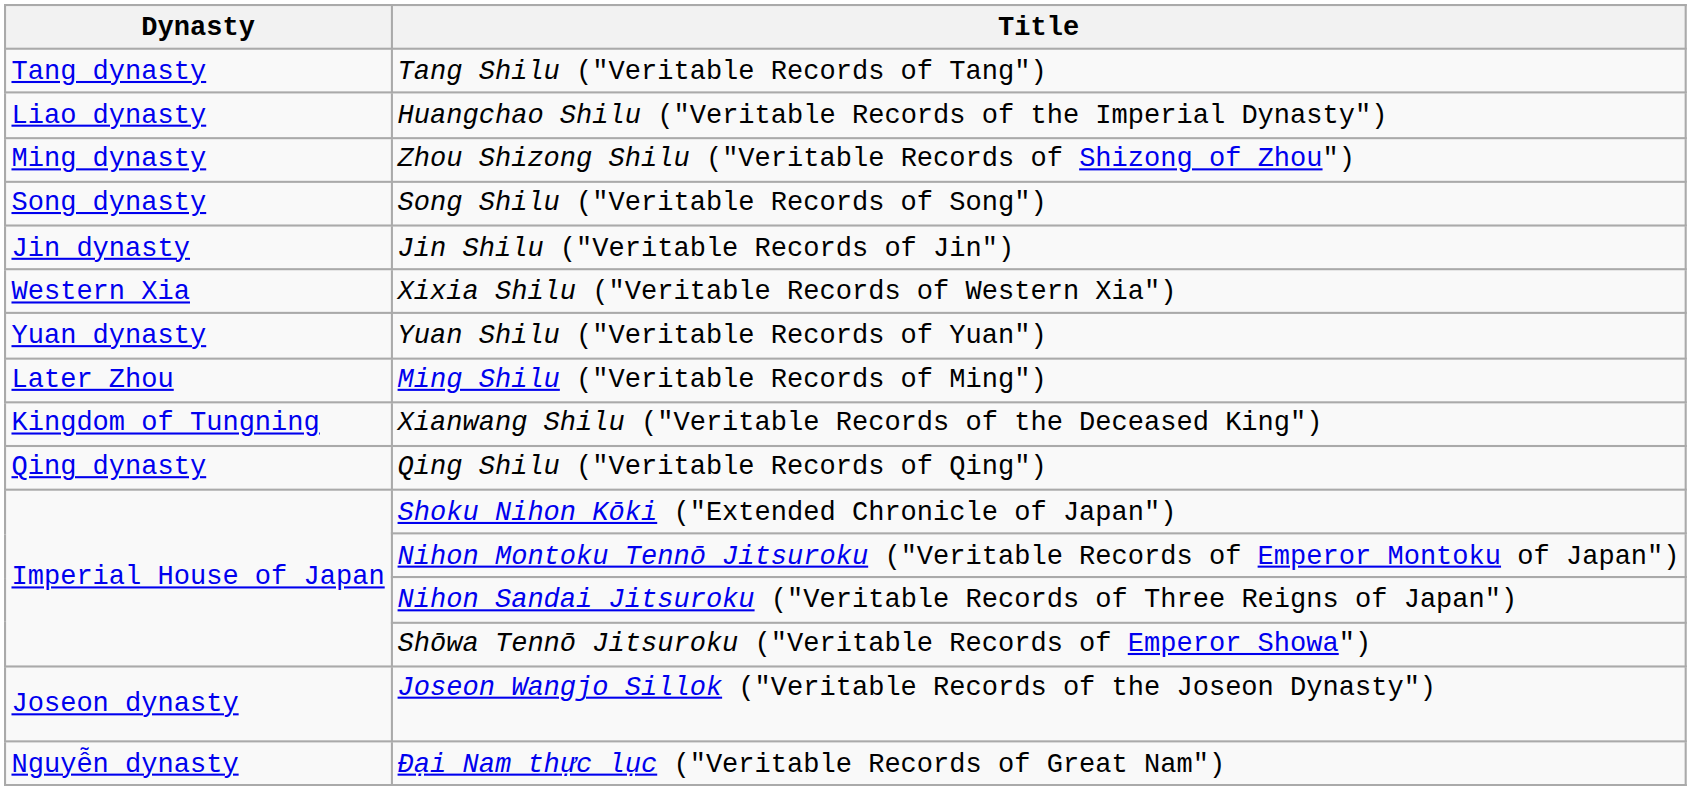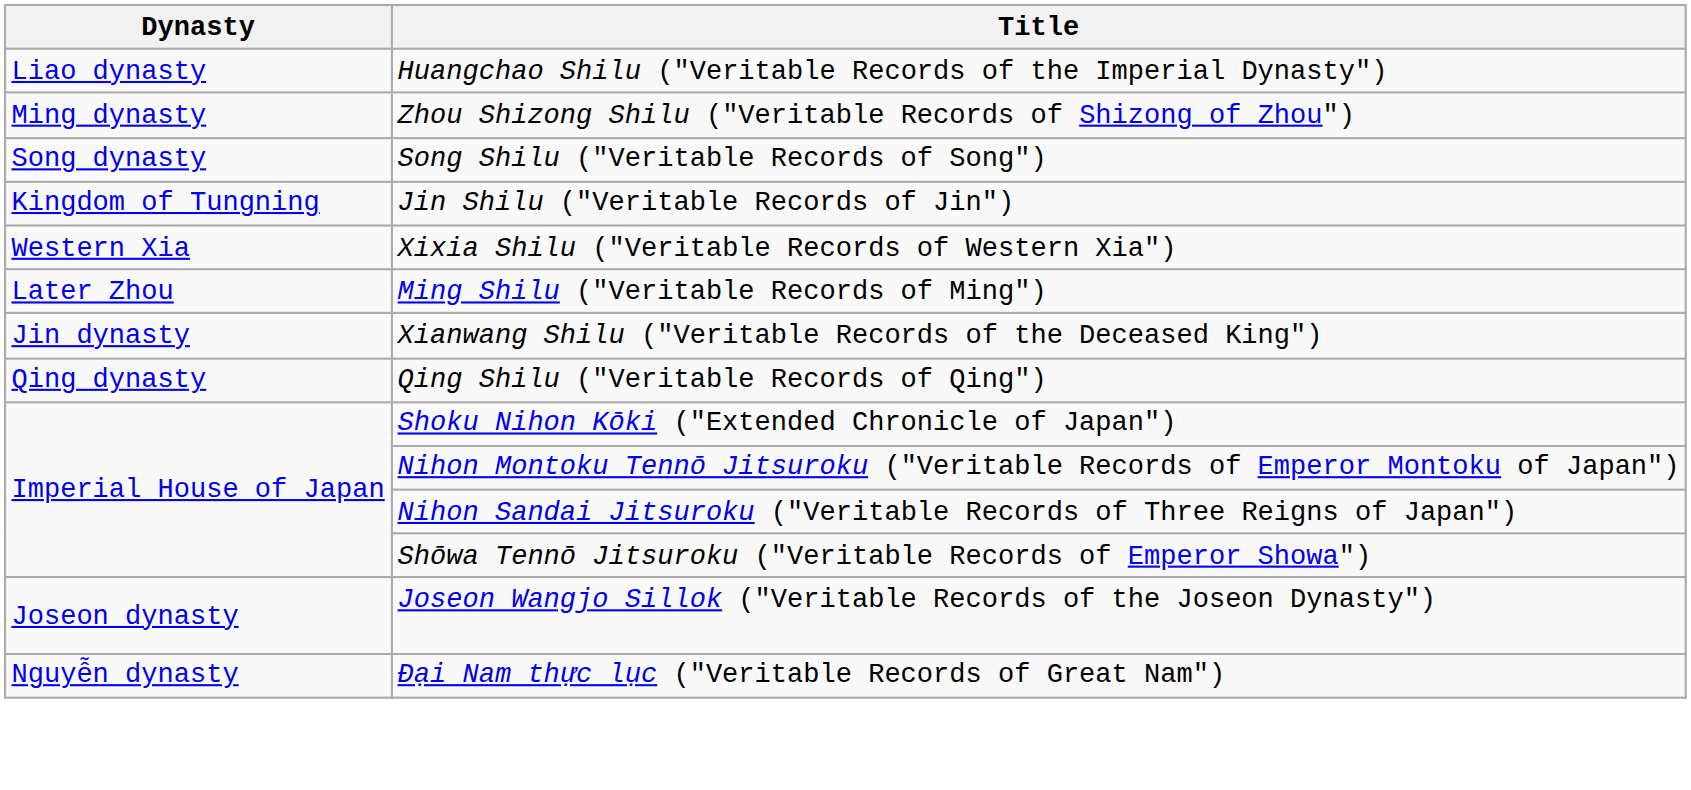- row: (722, 71)
(101, 247) Jin dynasty -> (166, 203) Kingdom of Tungning
- row: (722, 336)
(166, 424) Kingdom of Tungning -> (101, 336) Jin dynasty
